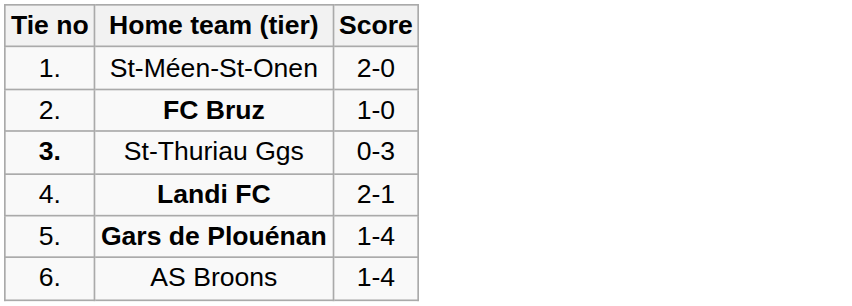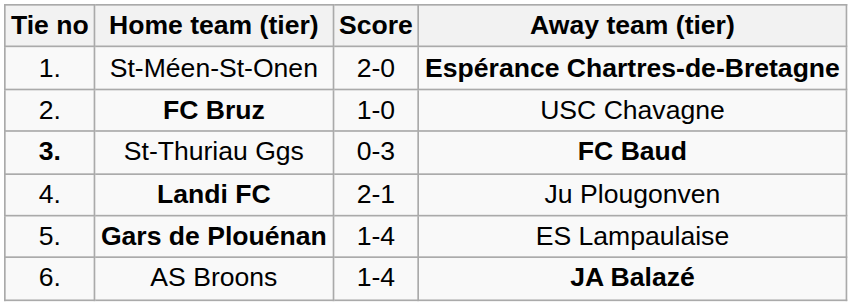+ column: (632, 25)
